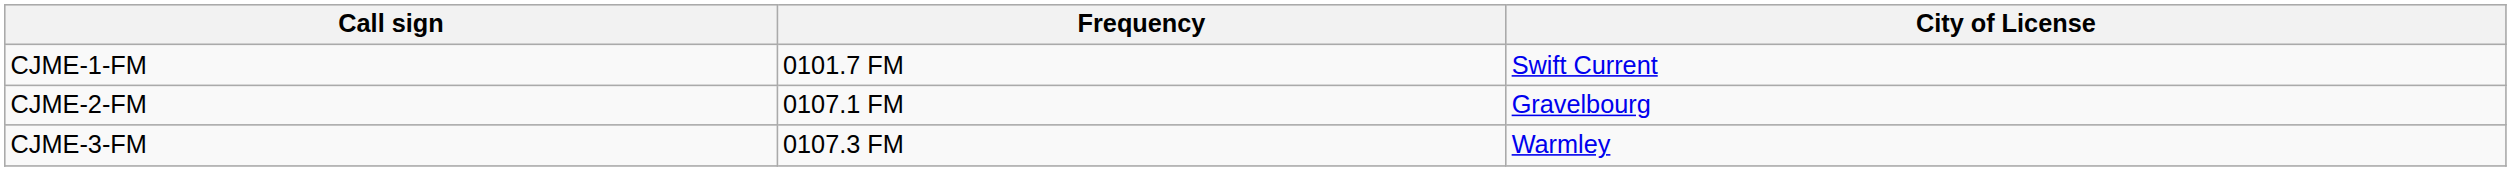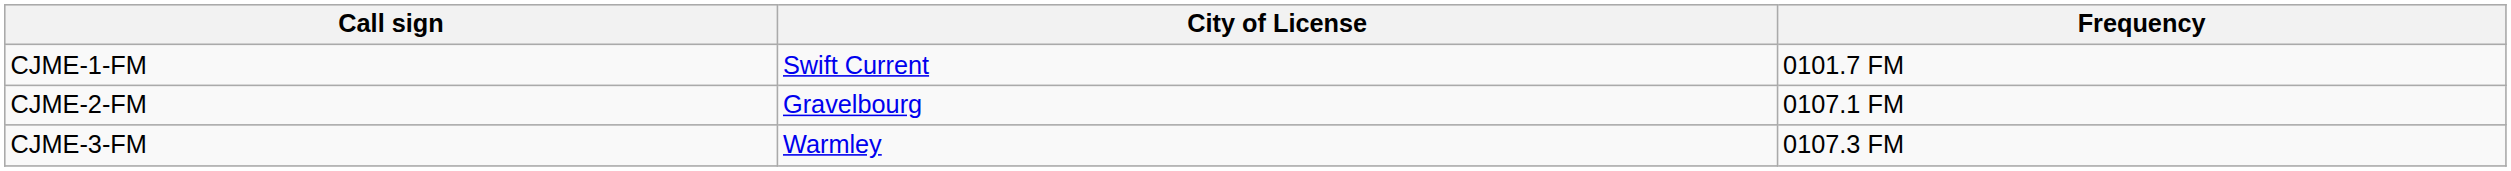columns swapped: (1141, 24) <-> (2006, 24)
